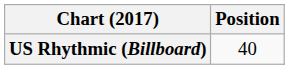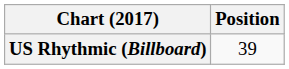(247, 49) 40 -> (247, 49) 39
